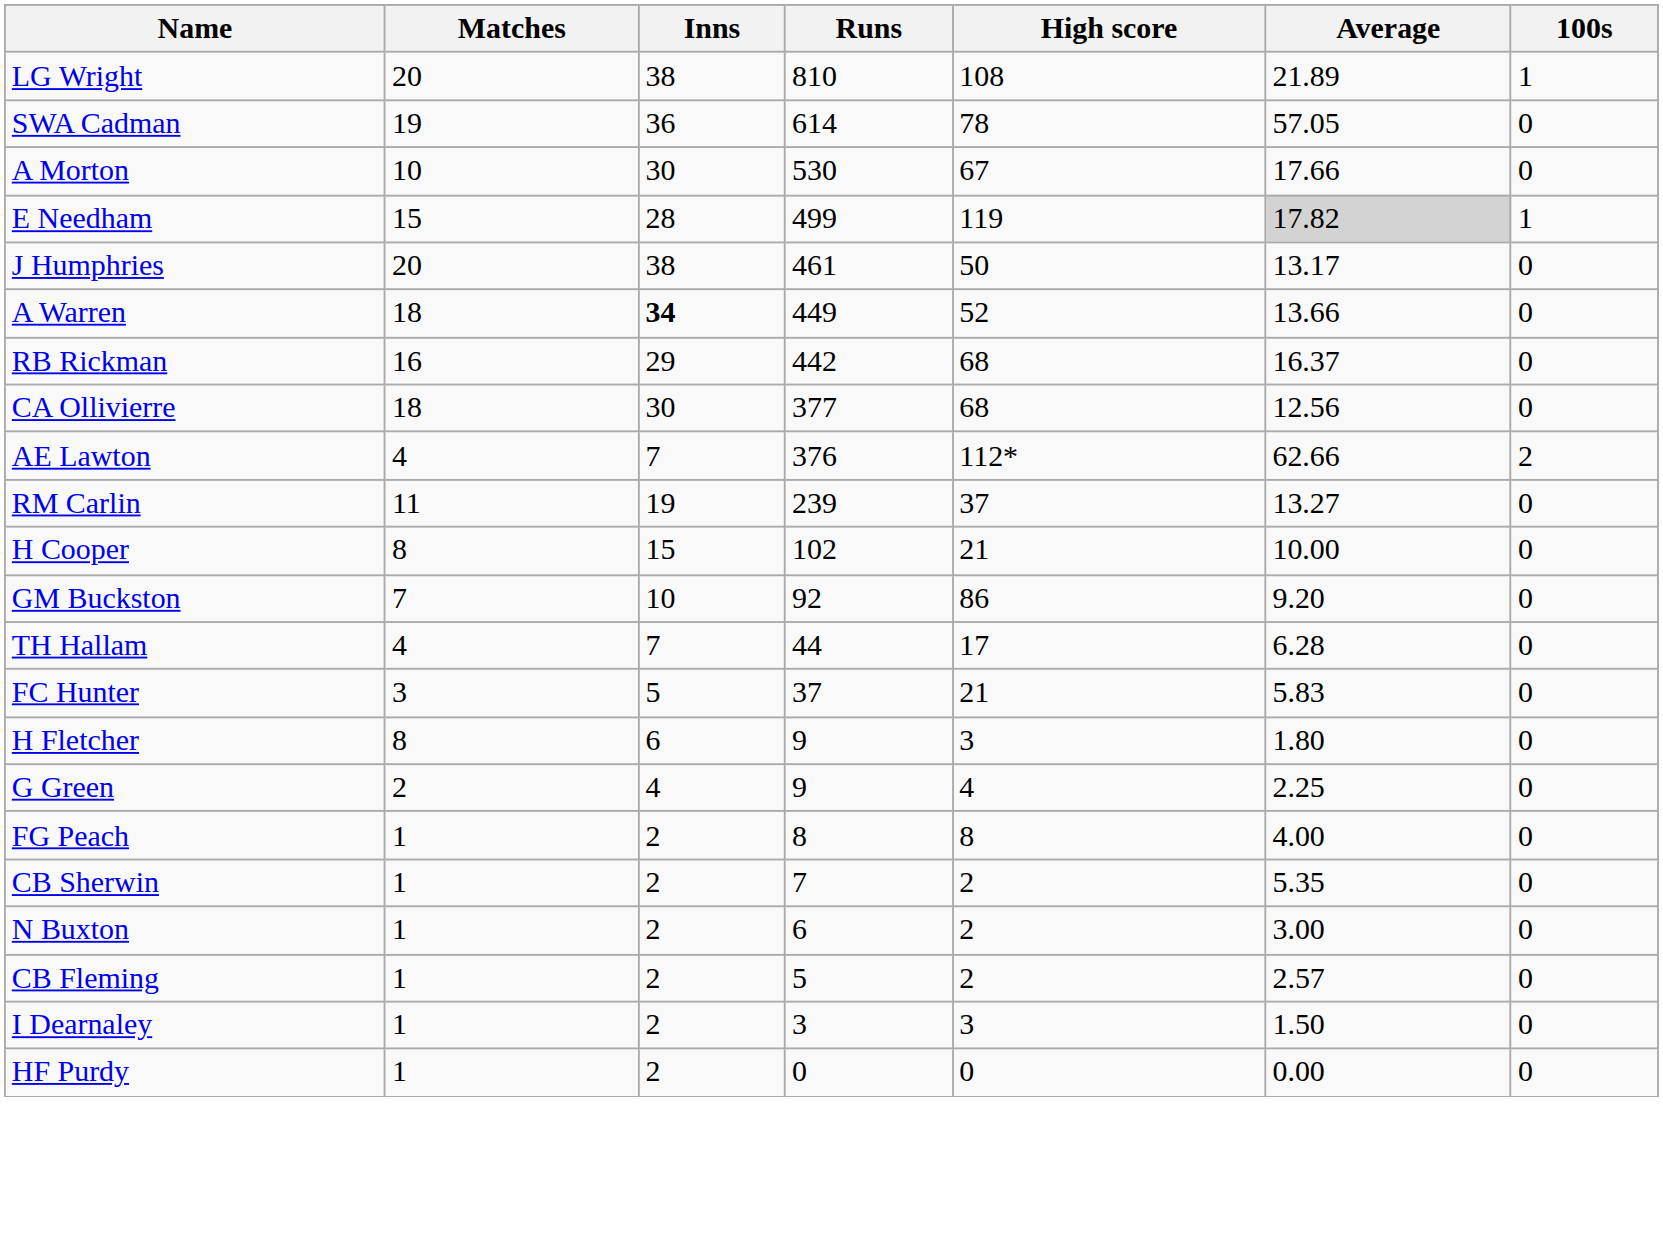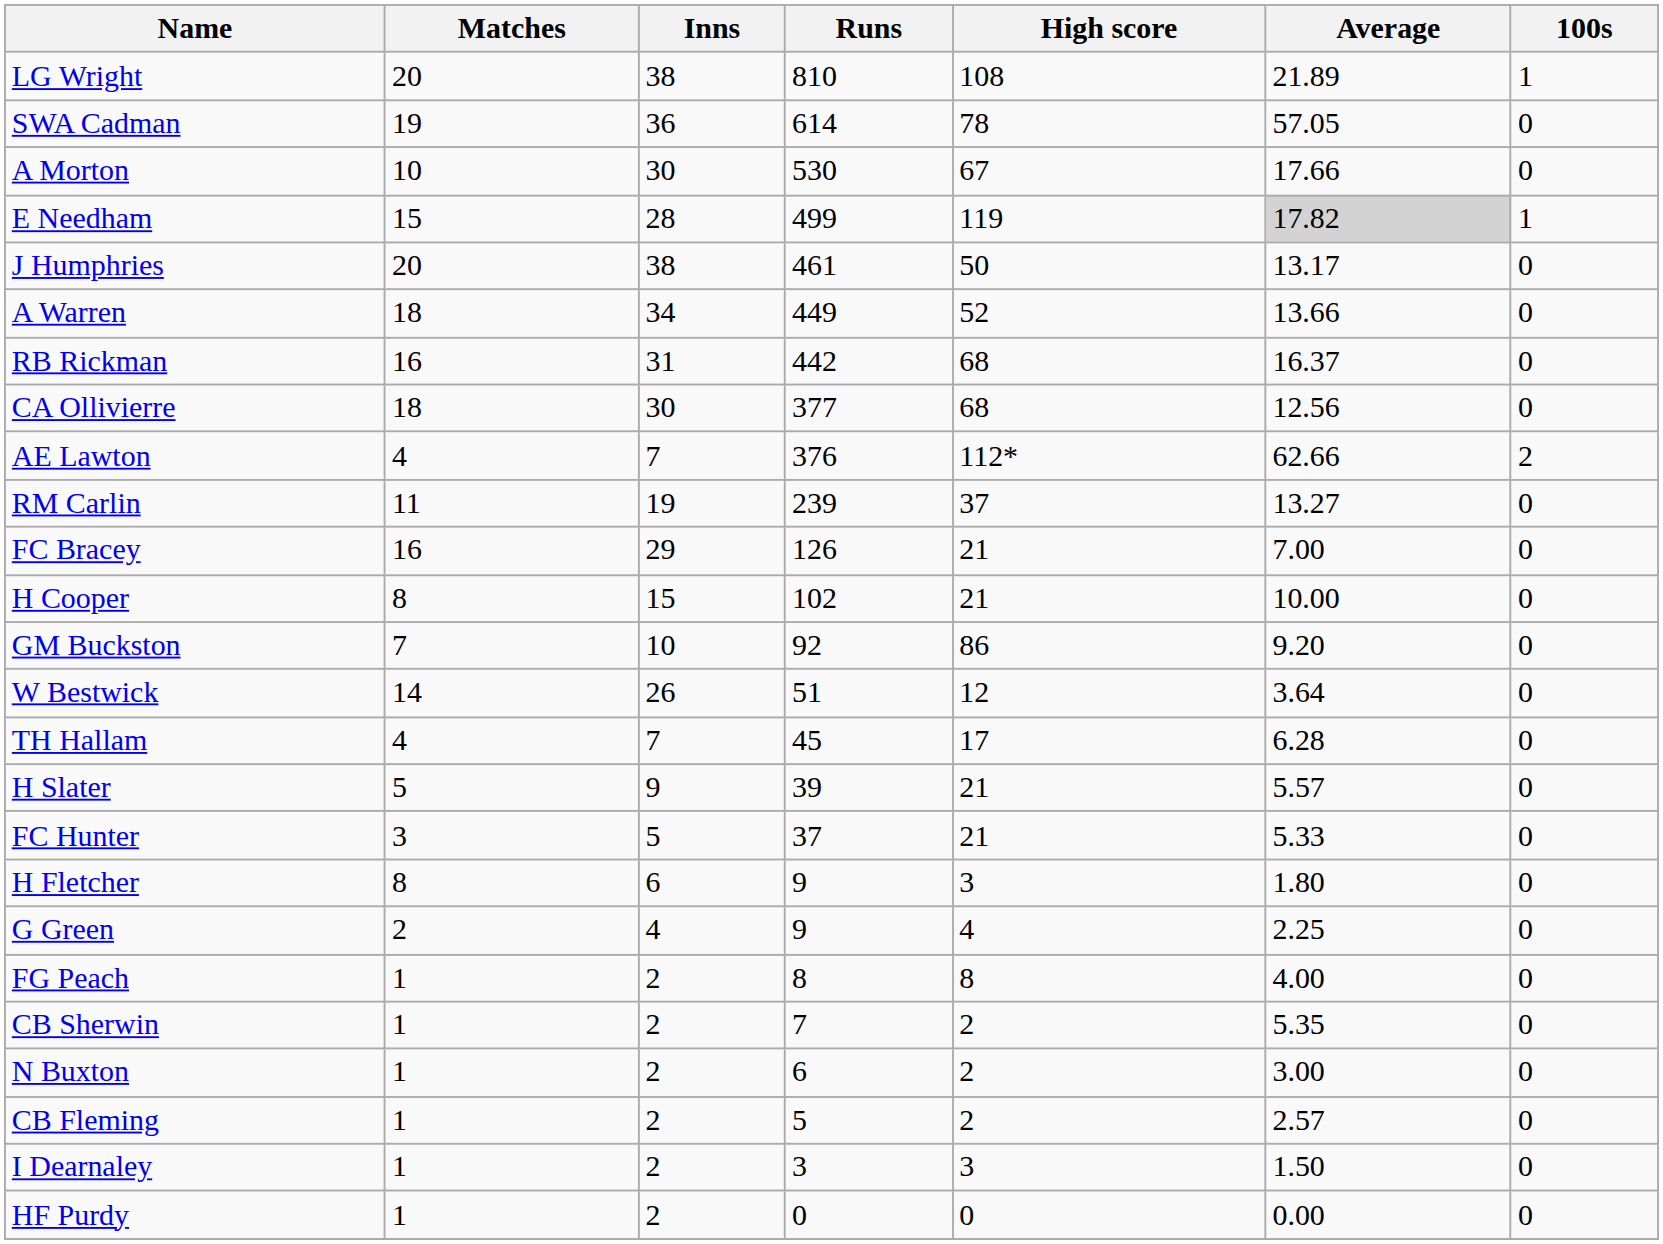(661, 312) bold -> (661, 312) normal
(661, 360) 29 -> (661, 360) 31
+ row: (76, 550)
+ row: (85, 692)
(807, 645) 44 -> (807, 739) 45
+ row: (61, 787)
(1299, 692) 5.83 -> (1299, 834) 5.33
